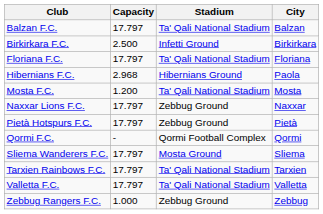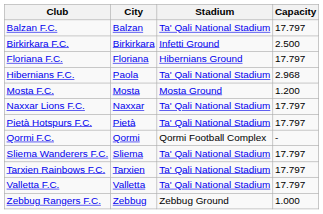columns swapped: (295, 12) <-> (133, 12)
(214, 59) Ta' Qali National Stadium -> (201, 59) Hibernians Ground
(200, 75) Hibernians Ground -> (215, 75) Ta' Qali National Stadium
(214, 91) Ta' Qali National Stadium -> (191, 91) Mosta Ground
(193, 106) Zebbug Ground -> (215, 106) Ta' Qali National Stadium
(193, 122) Zebbug Ground -> (215, 122) Ta' Qali National Stadium
(190, 153) Mosta Ground -> (215, 153) Ta' Qali National Stadium
